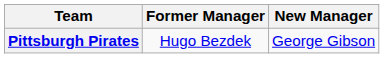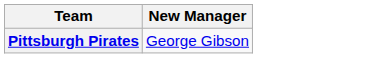- column: (205, 16)
